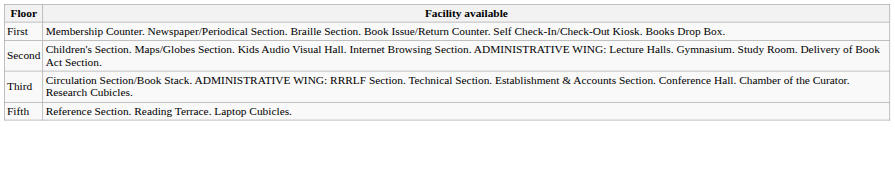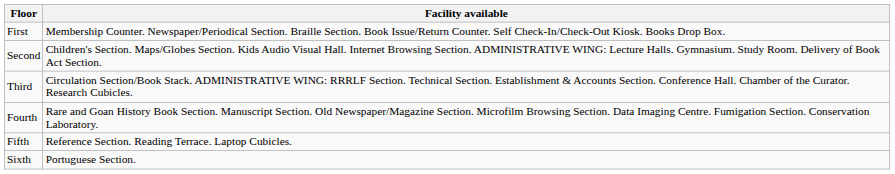+ row: (22, 117)
+ row: (19, 159)
